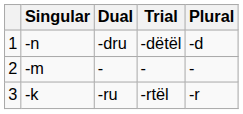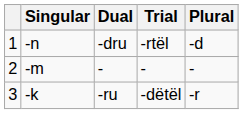(161, 43) -dëtël -> (155, 43) -rtël
(155, 95) -rtël -> (161, 95) -dëtël
